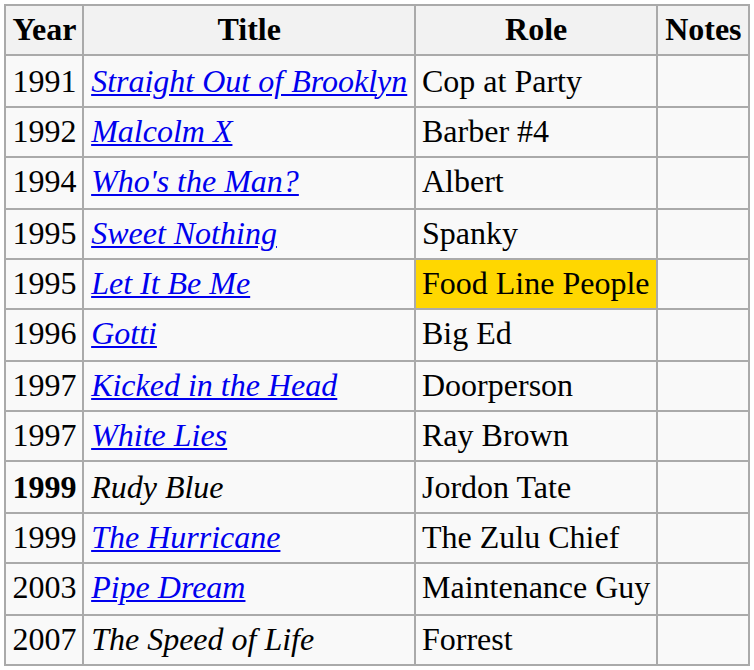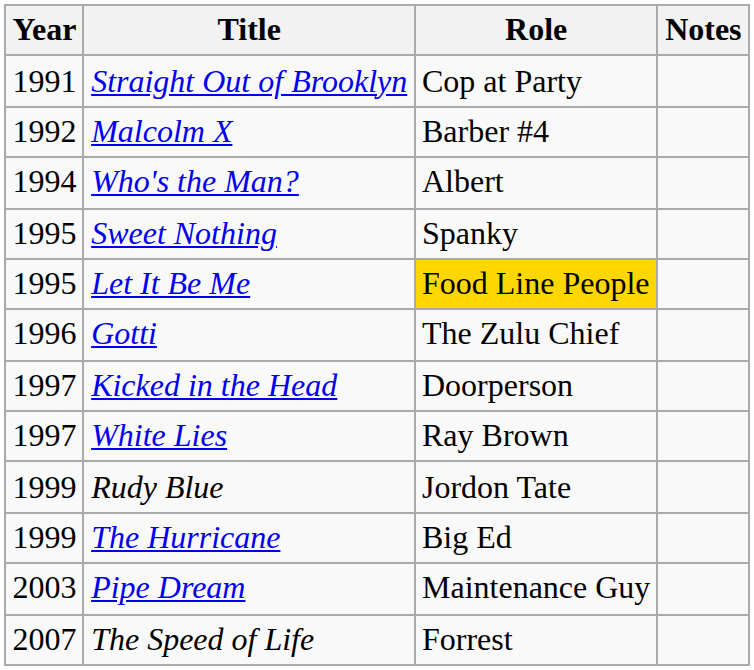(467, 334) Big Ed -> (521, 334) The Zulu Chief
(44, 486) bold -> (44, 486) normal
(521, 537) The Zulu Chief -> (467, 537) Big Ed
